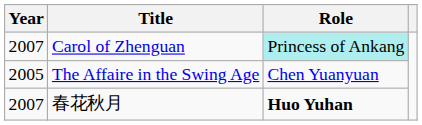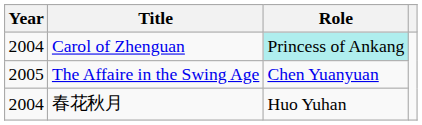(26, 46) 2007 -> (26, 46) 2004
(26, 103) 2007 -> (26, 103) 2004
(310, 103) bold -> (307, 103) normal
